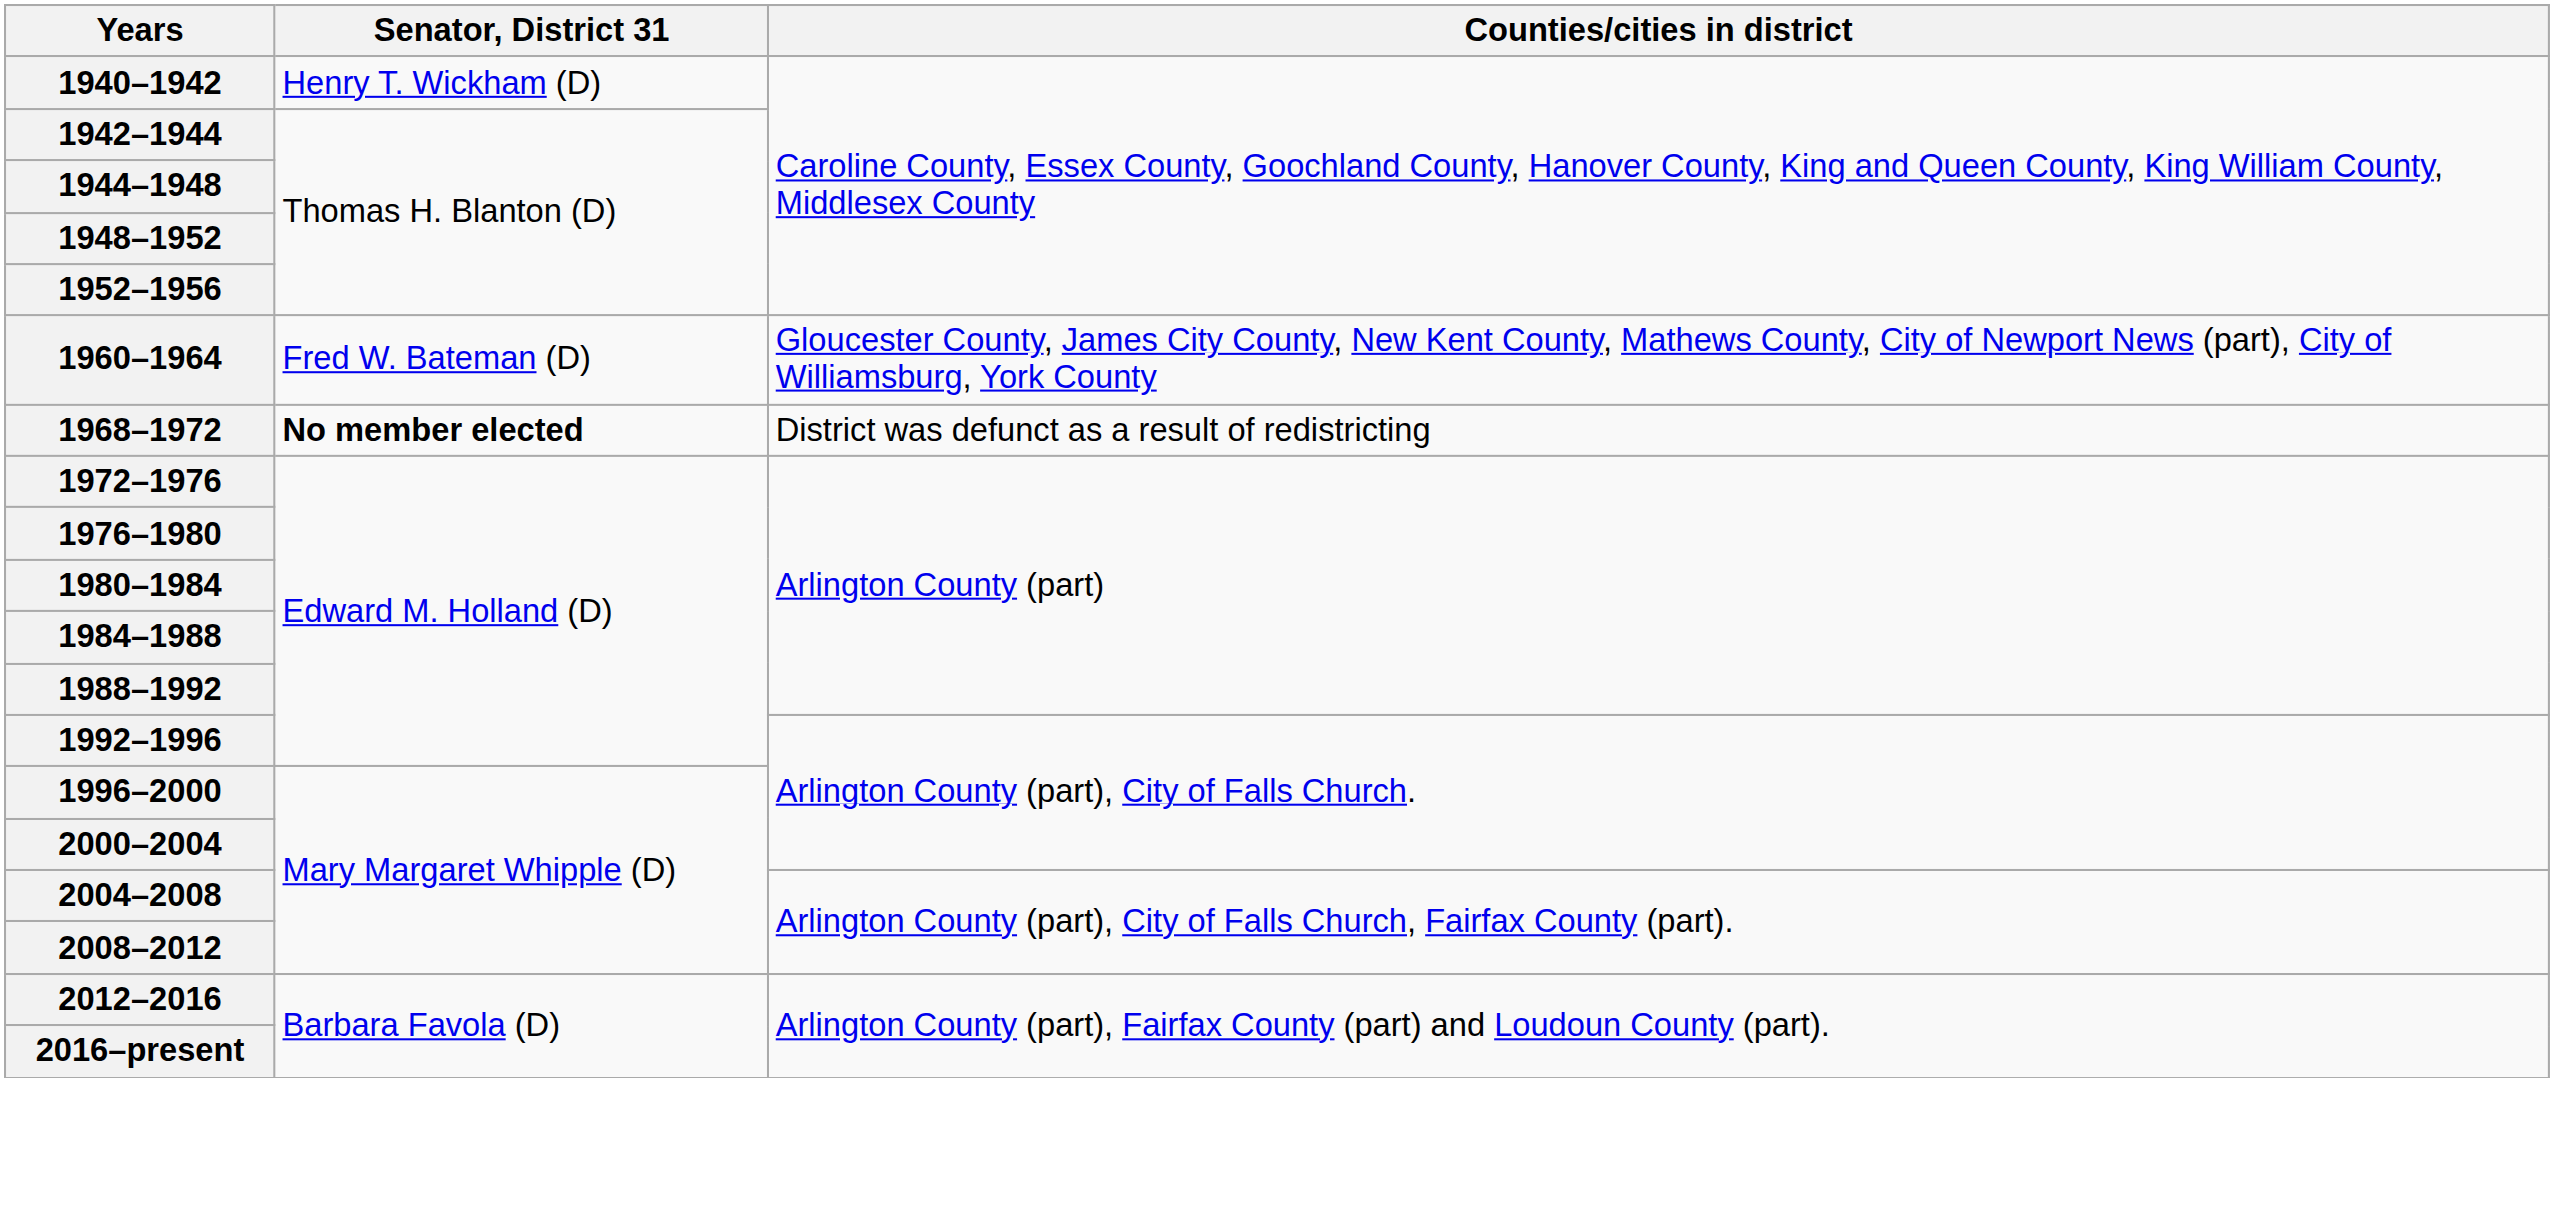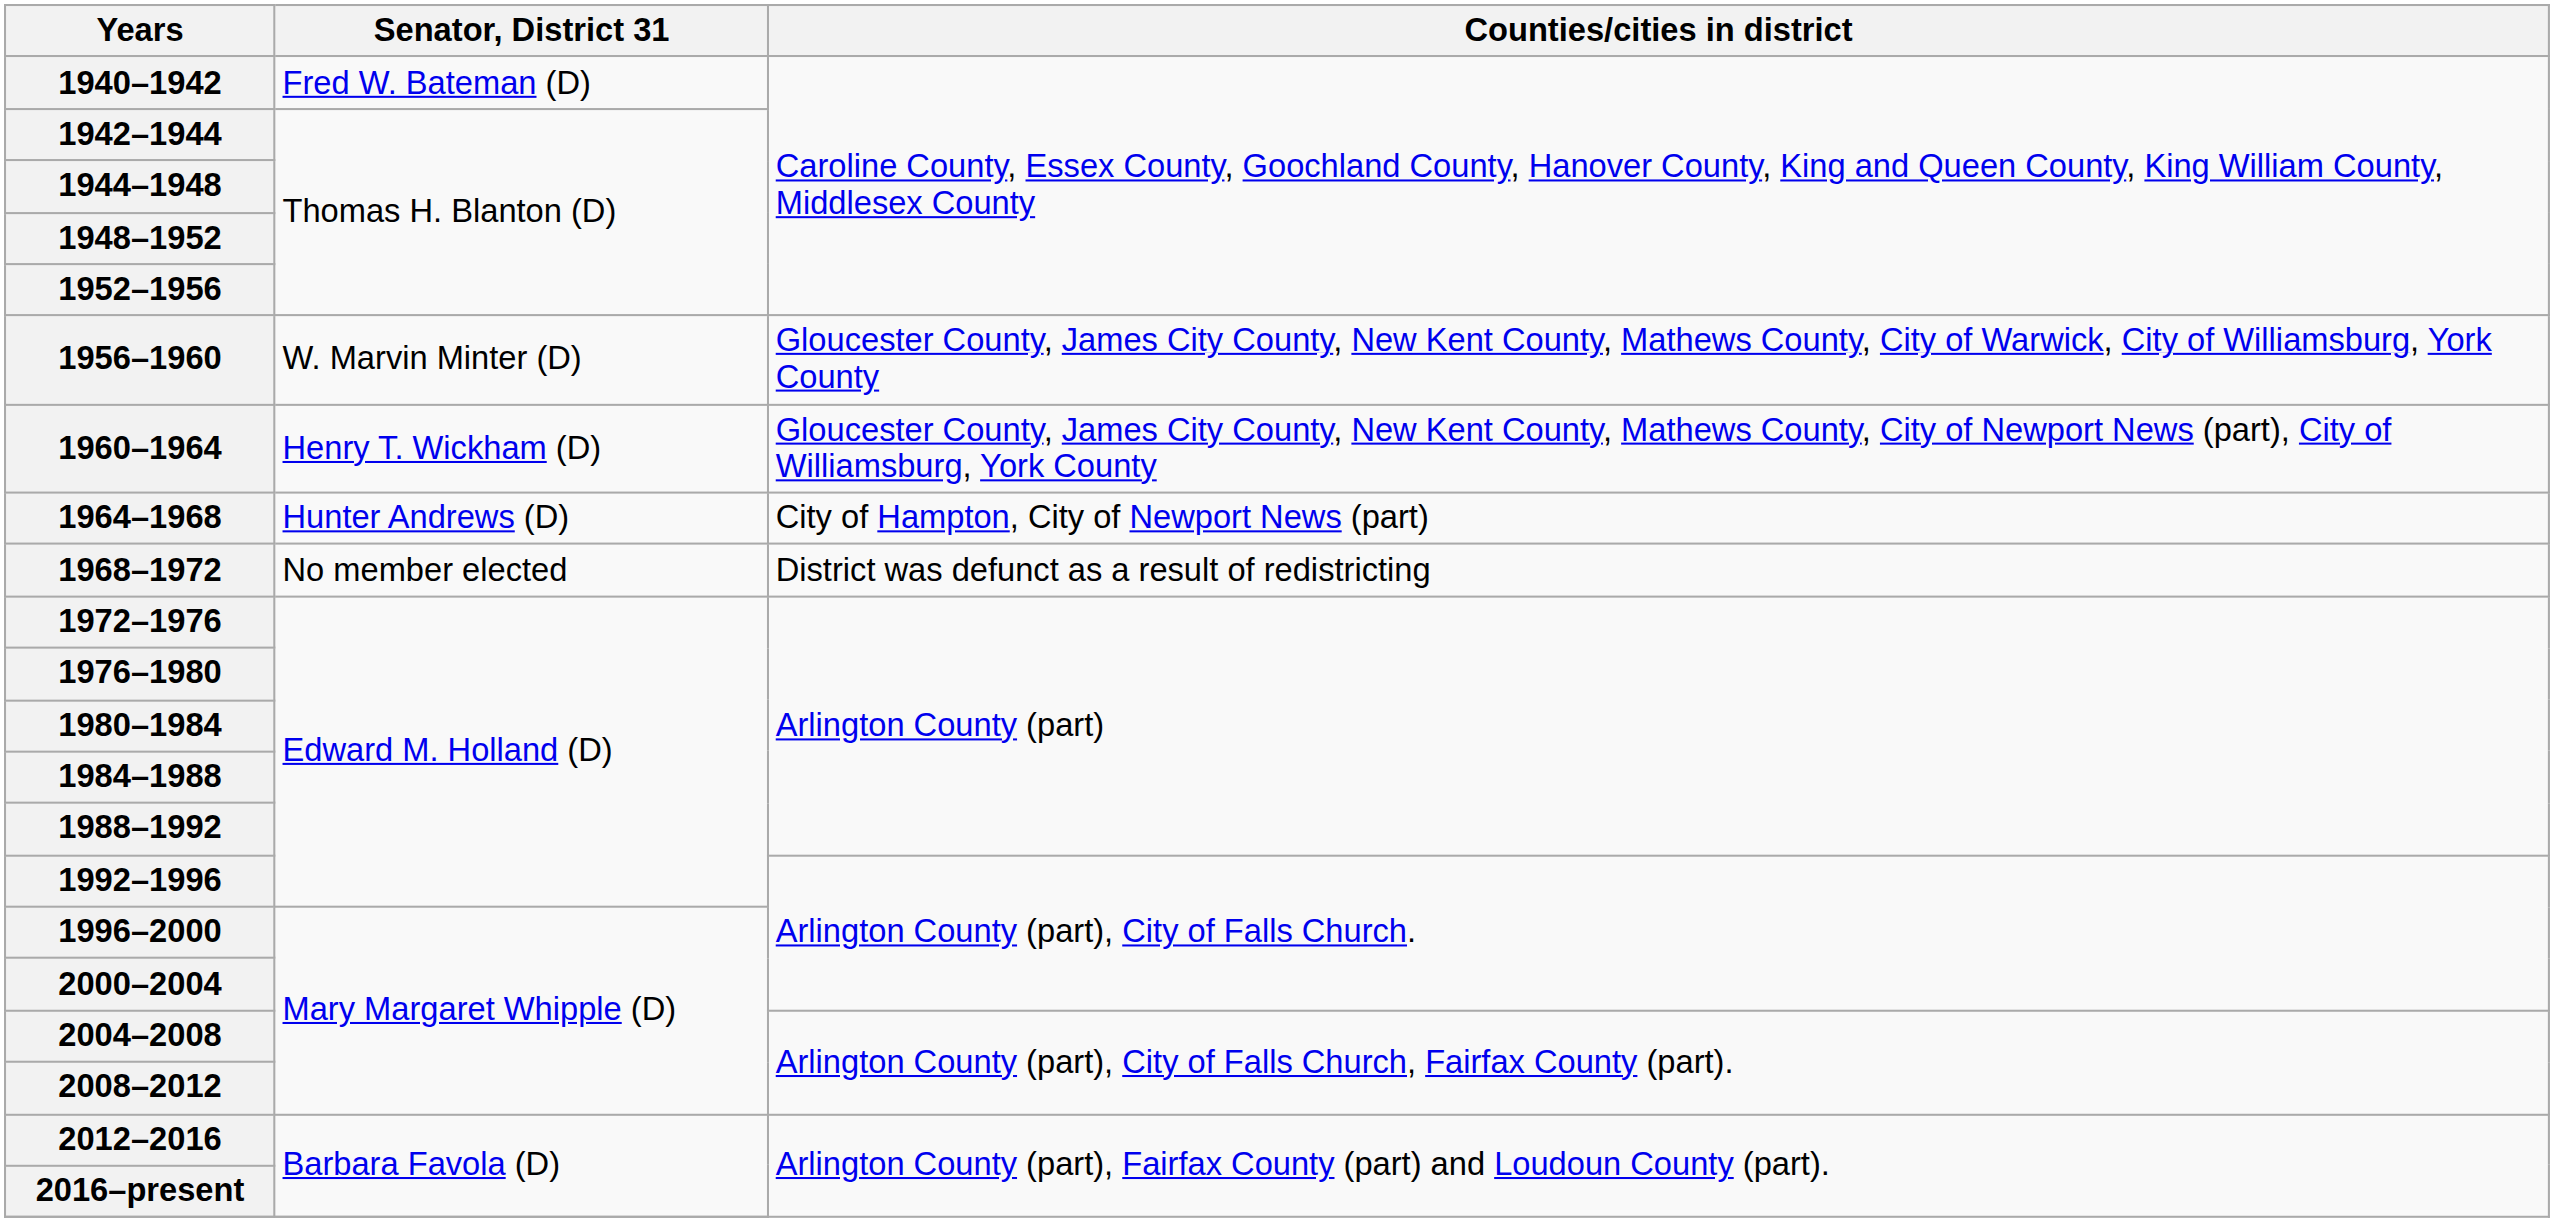(442, 82) Henry T. Wickham (D) -> (437, 82) Fred W. Bateman (D)
+ row: (140, 359)
(437, 359) Fred W. Bateman (D) -> (442, 447) Henry T. Wickham (D)
+ row: (140, 517)
(433, 429) bold -> (425, 569) normal
